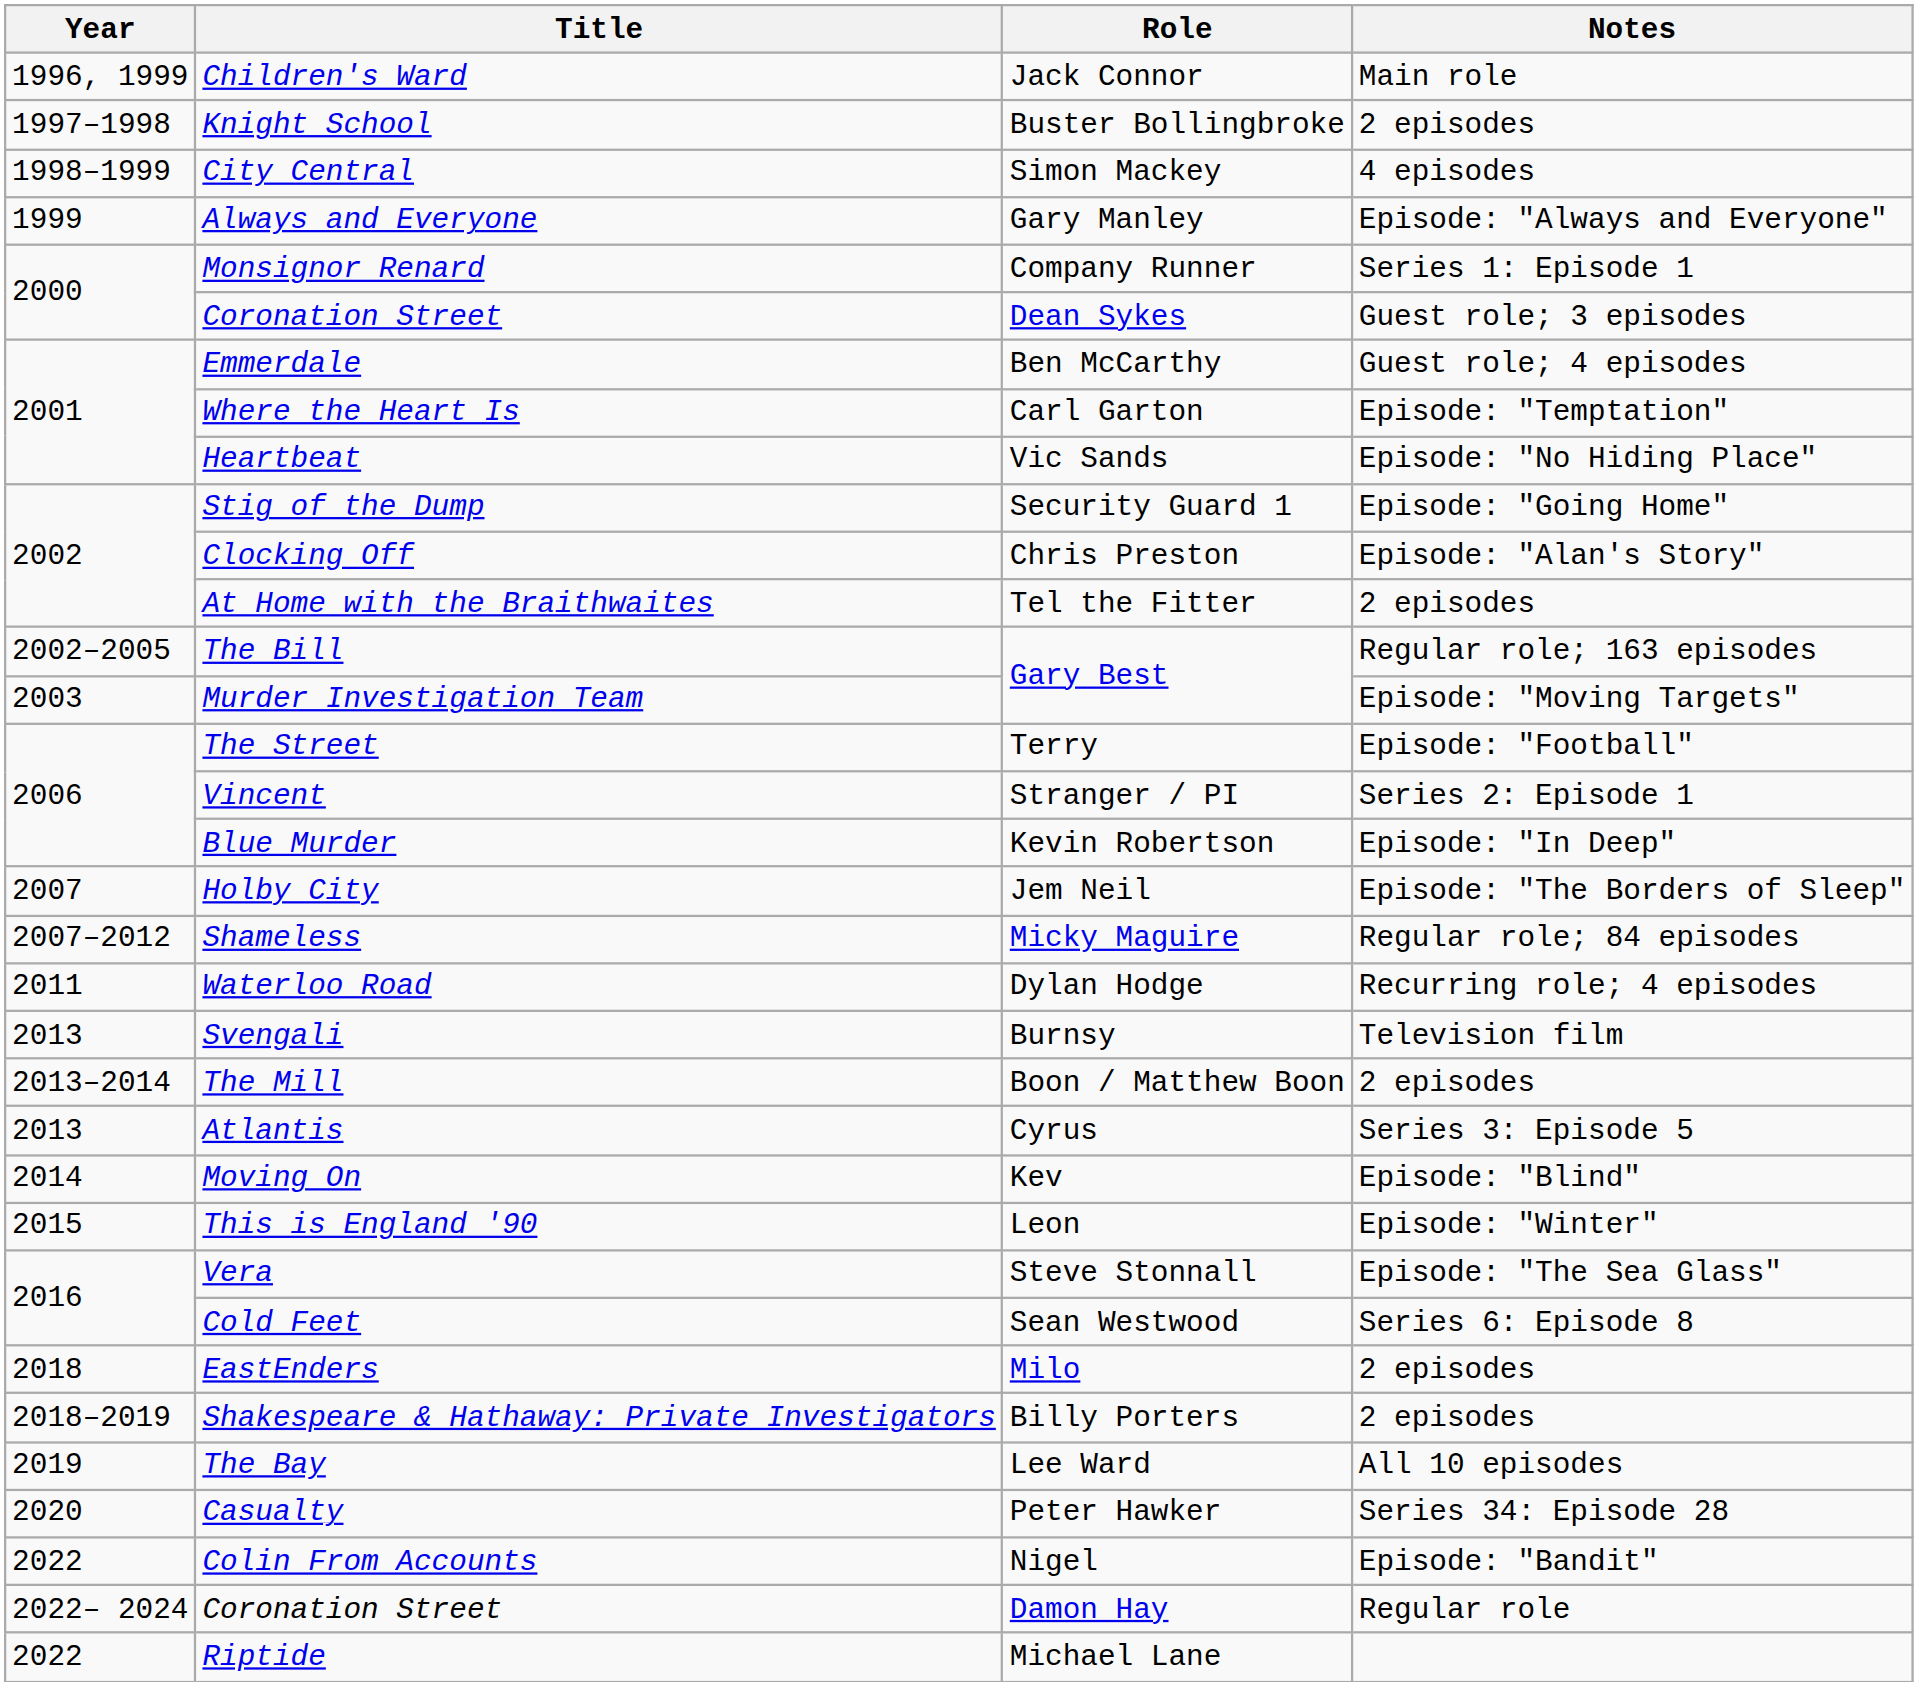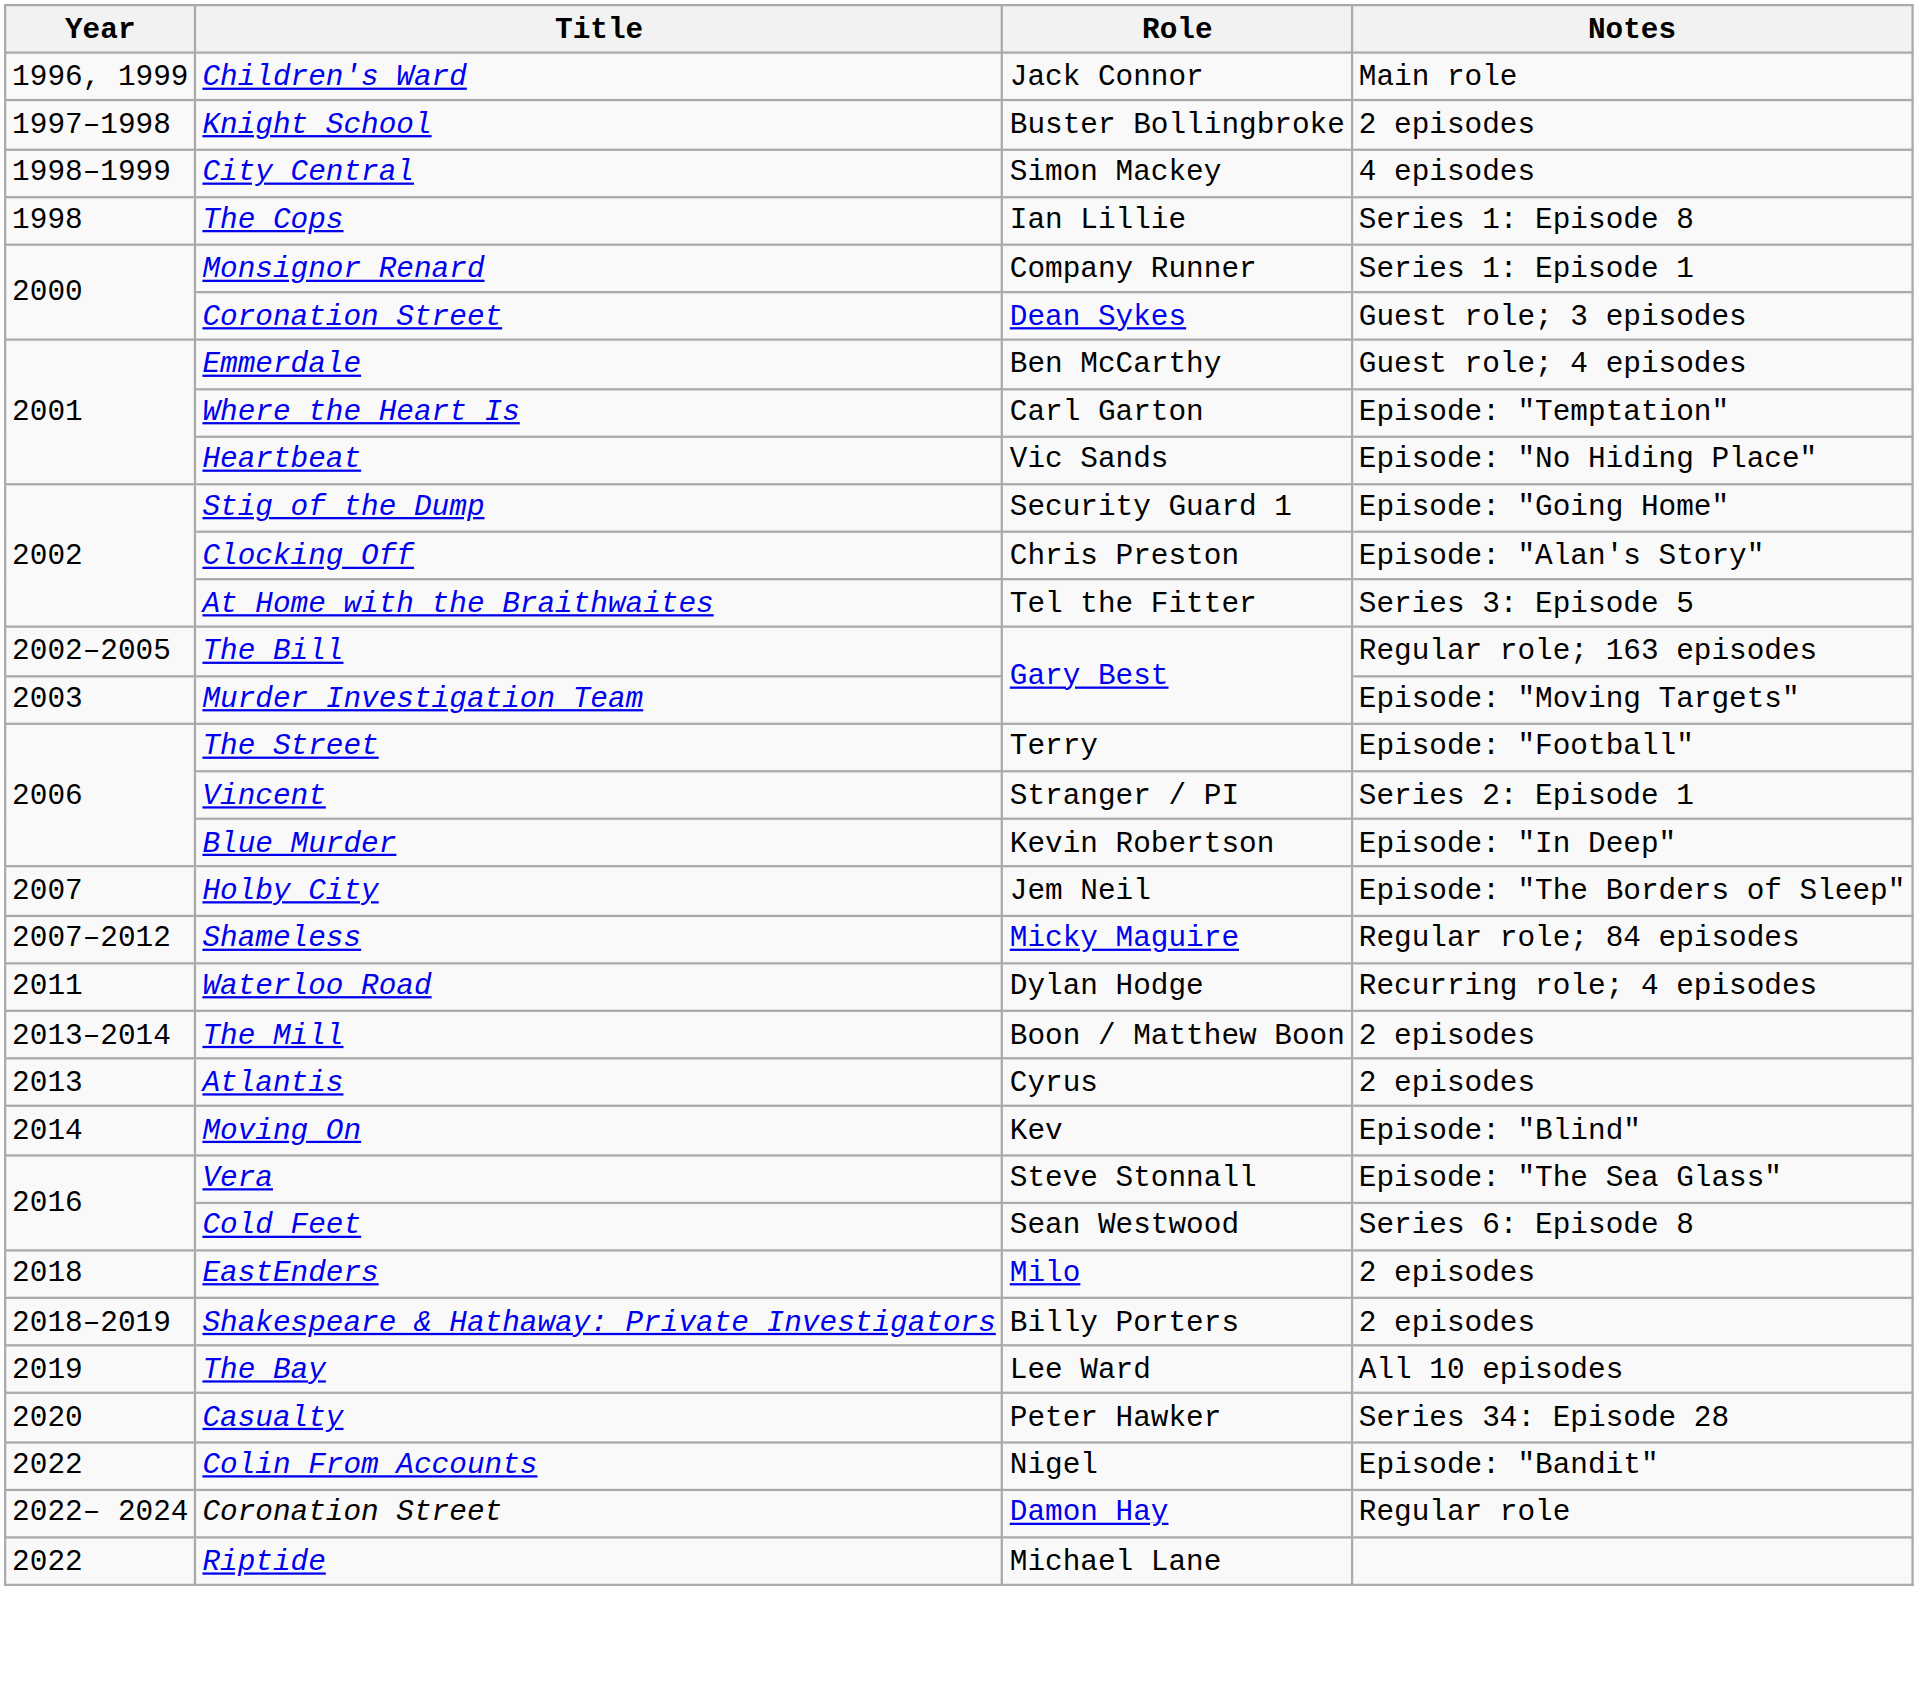+ row: (273, 221)
- row: (370, 221)
(1447, 604) 2 episodes -> (1526, 604) Series 3: Episode 5
- row: (273, 1035)
(1526, 1130) Series 3: Episode 5 -> (1447, 1083) 2 episodes
- row: (370, 1226)
